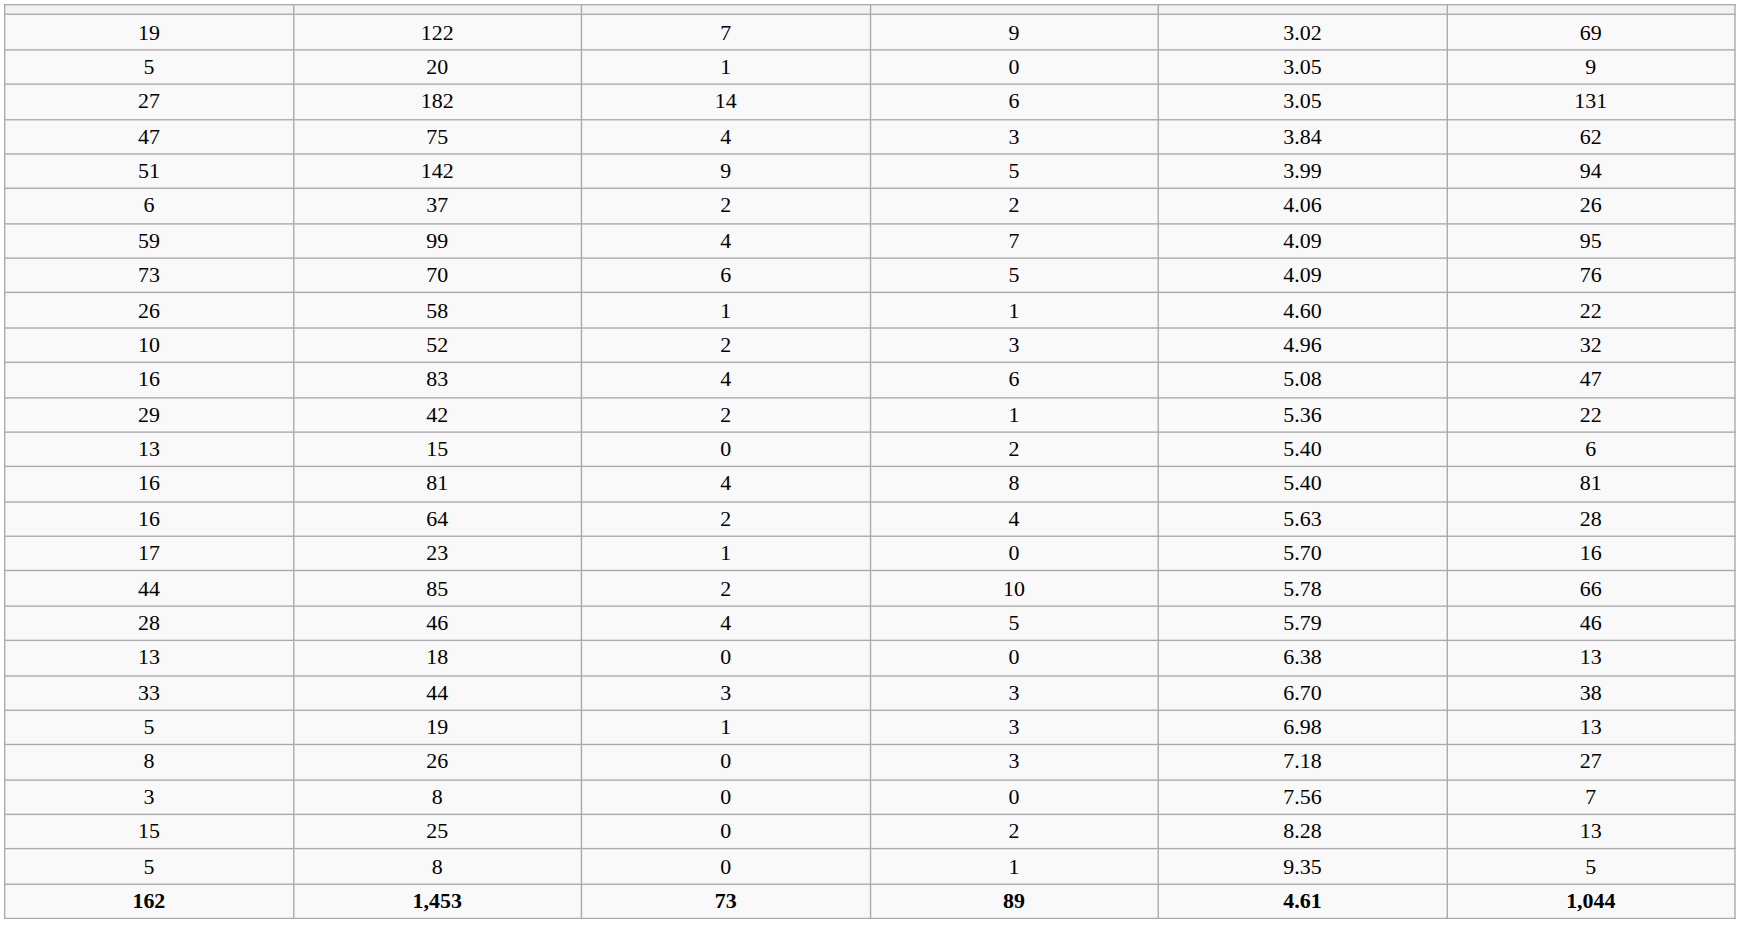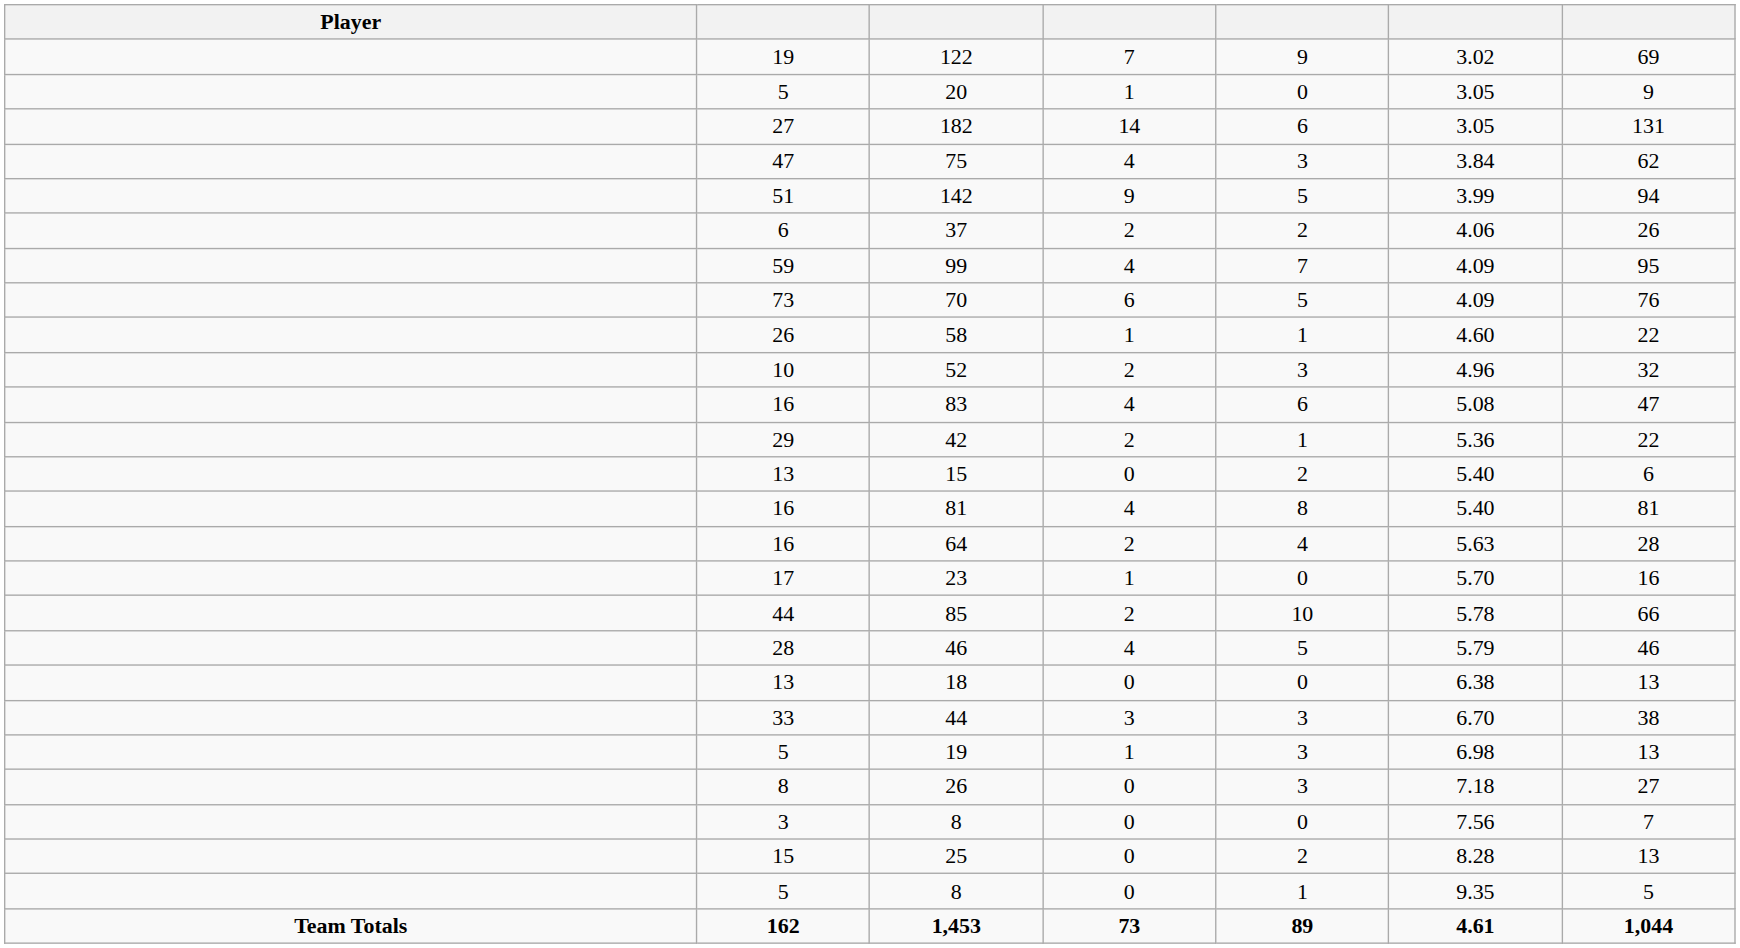+ column: (351, 21)
